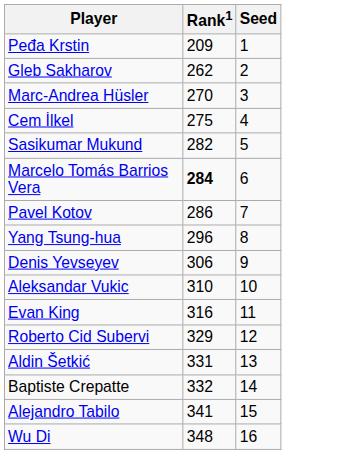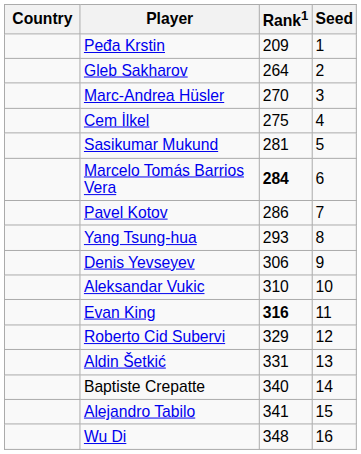+ column: (42, 19)
(200, 70) 262 -> (276, 70) 264
(200, 145) 282 -> (276, 145) 281
(200, 237) 296 -> (276, 237) 293
(200, 312) normal -> (276, 312) bold
(200, 386) 332 -> (276, 386) 340
